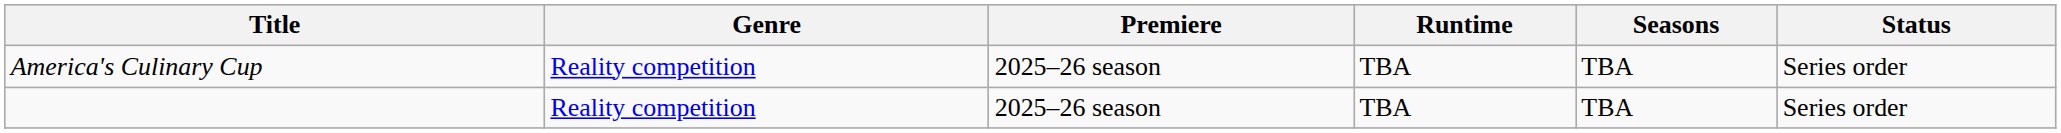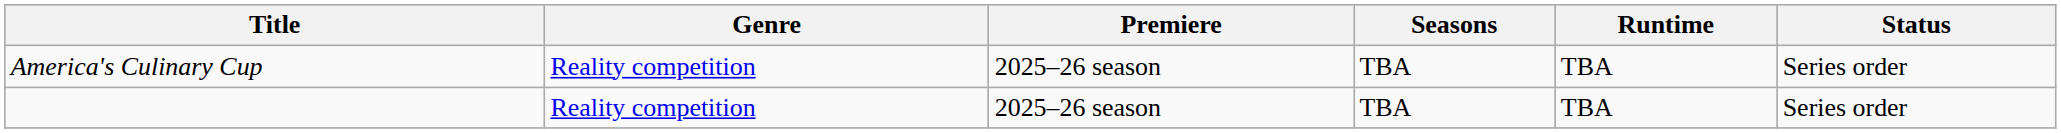columns swapped: (1676, 25) <-> (1464, 25)
